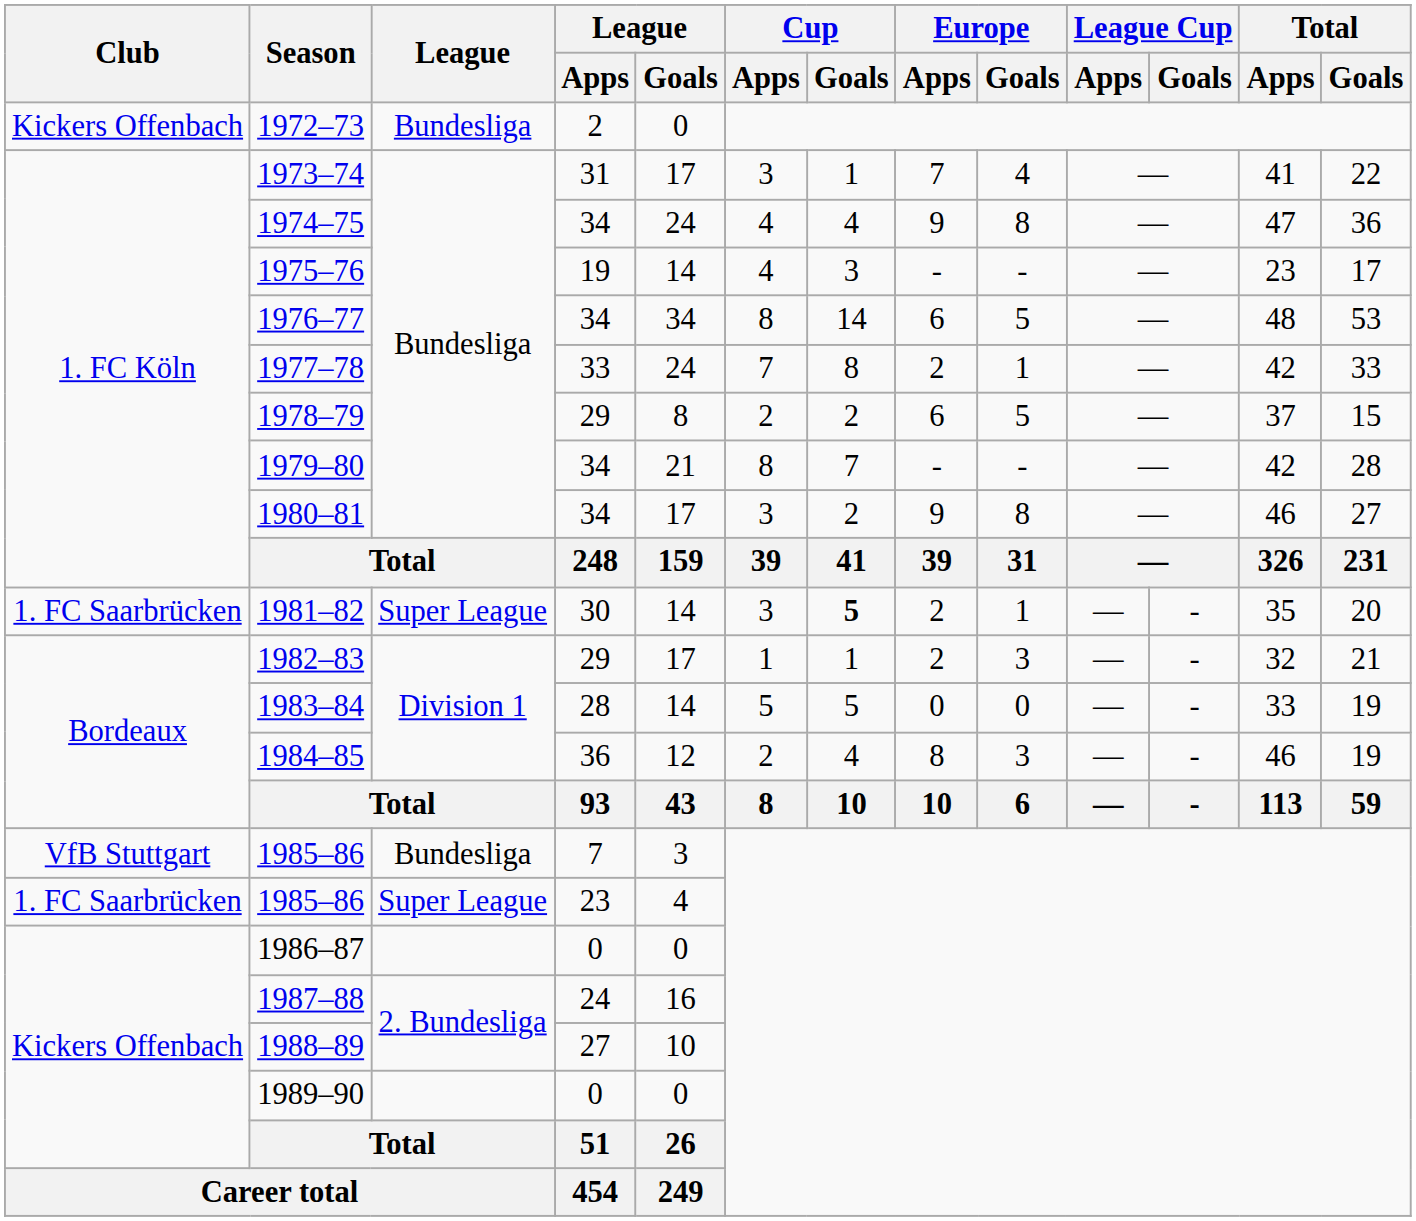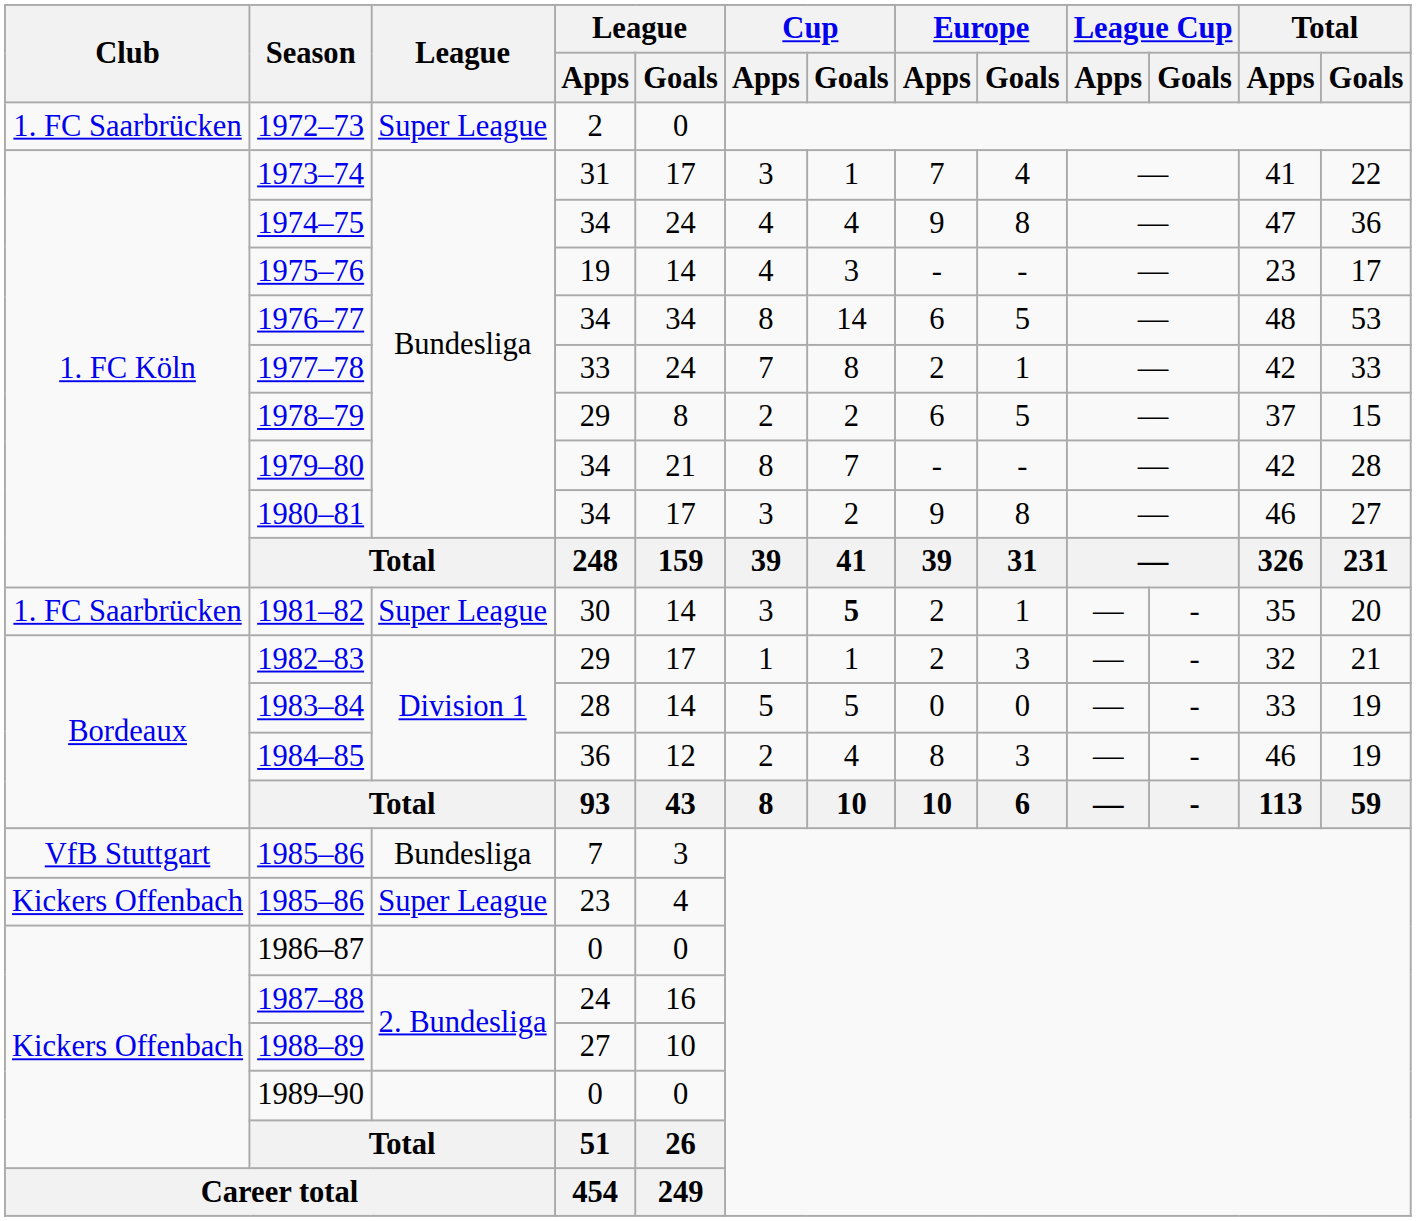(128, 125) Kickers Offenbach -> (128, 125) 1. FC Saarbrücken
(463, 125) Bundesliga -> (463, 125) Super League
(128, 901) 1. FC Saarbrücken -> (128, 901) Kickers Offenbach
